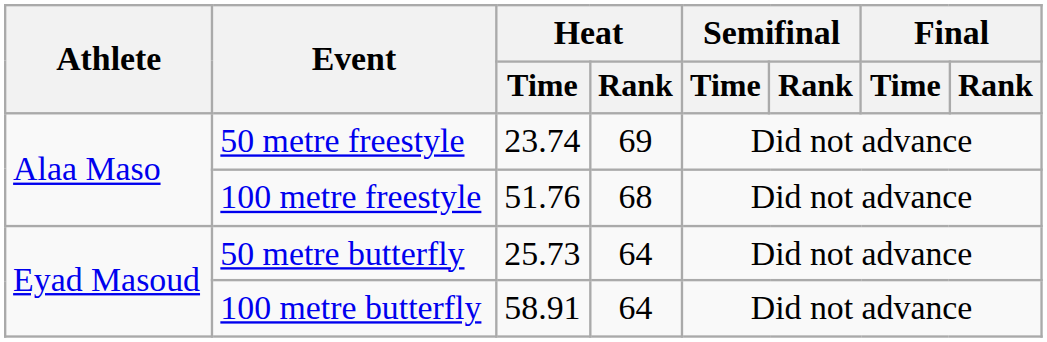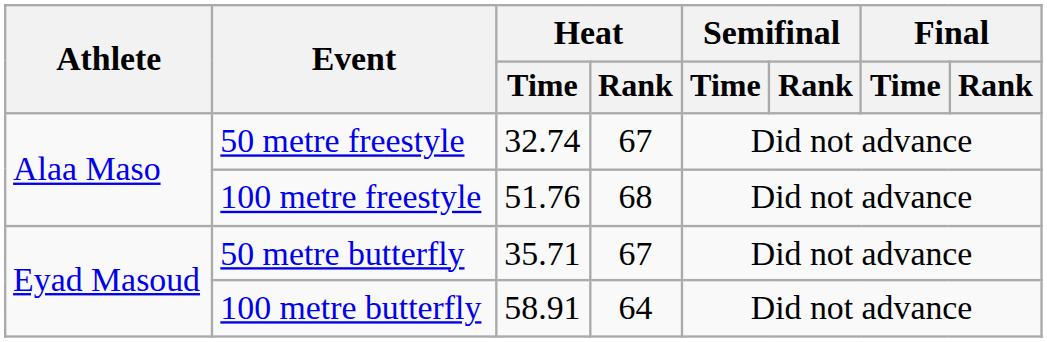(542, 141) 23.74 -> (542, 141) 32.74
(636, 141) 69 -> (636, 141) 67
(542, 253) 25.73 -> (542, 253) 35.71
(636, 253) 64 -> (636, 253) 67
